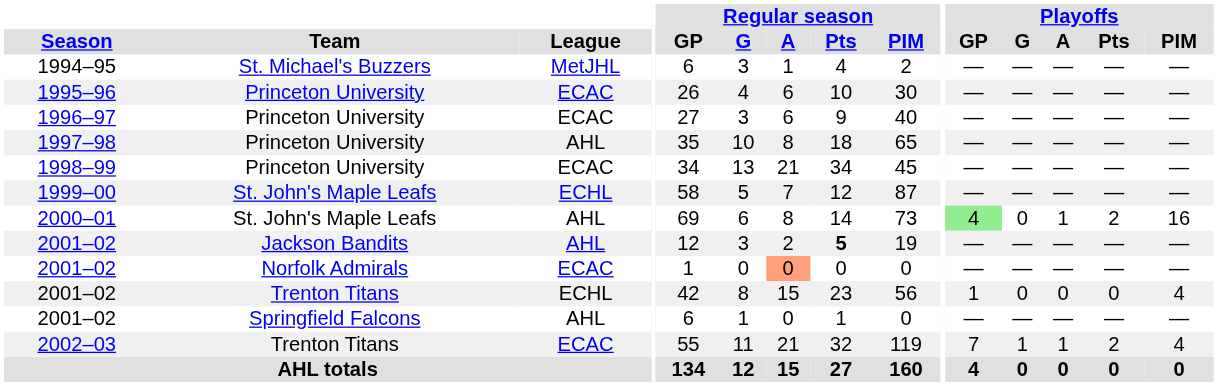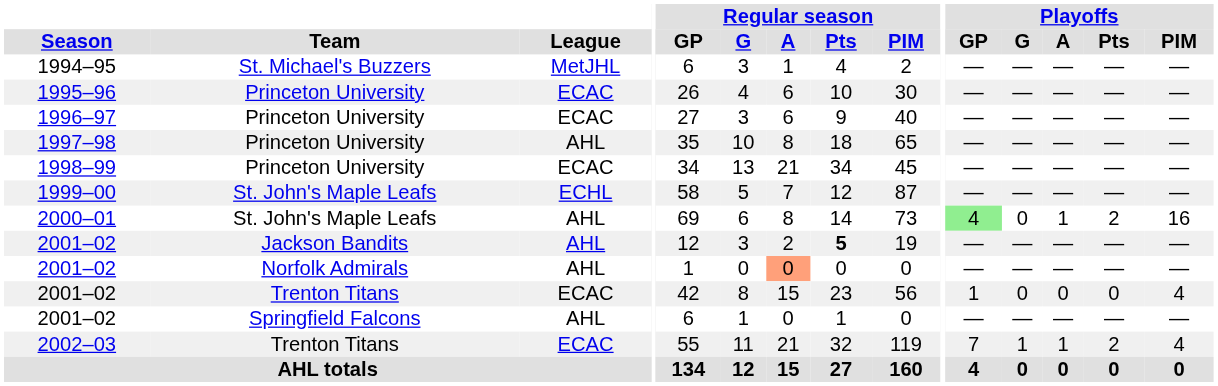(586, 268) ECAC -> (586, 268) AHL
(586, 293) ECHL -> (586, 293) ECAC
